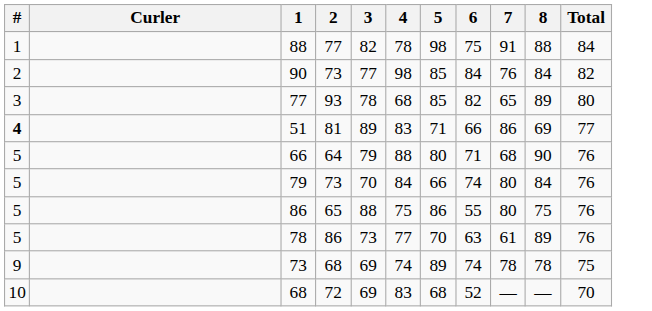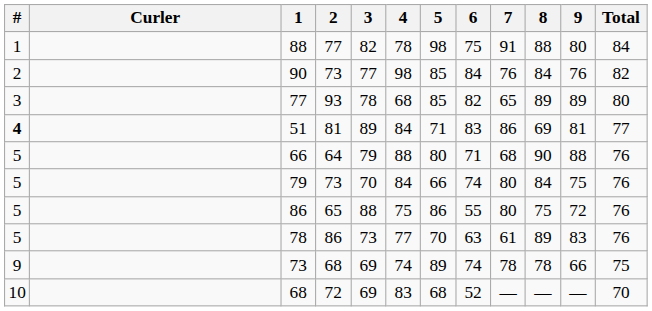+ column: (578, 18)
(403, 127) 83 -> (403, 127) 84
(473, 127) 66 -> (473, 127) 83
